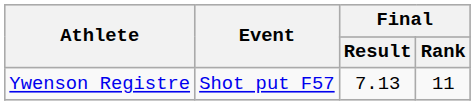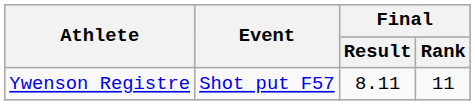(378, 84) 7.13 -> (378, 84) 8.11
